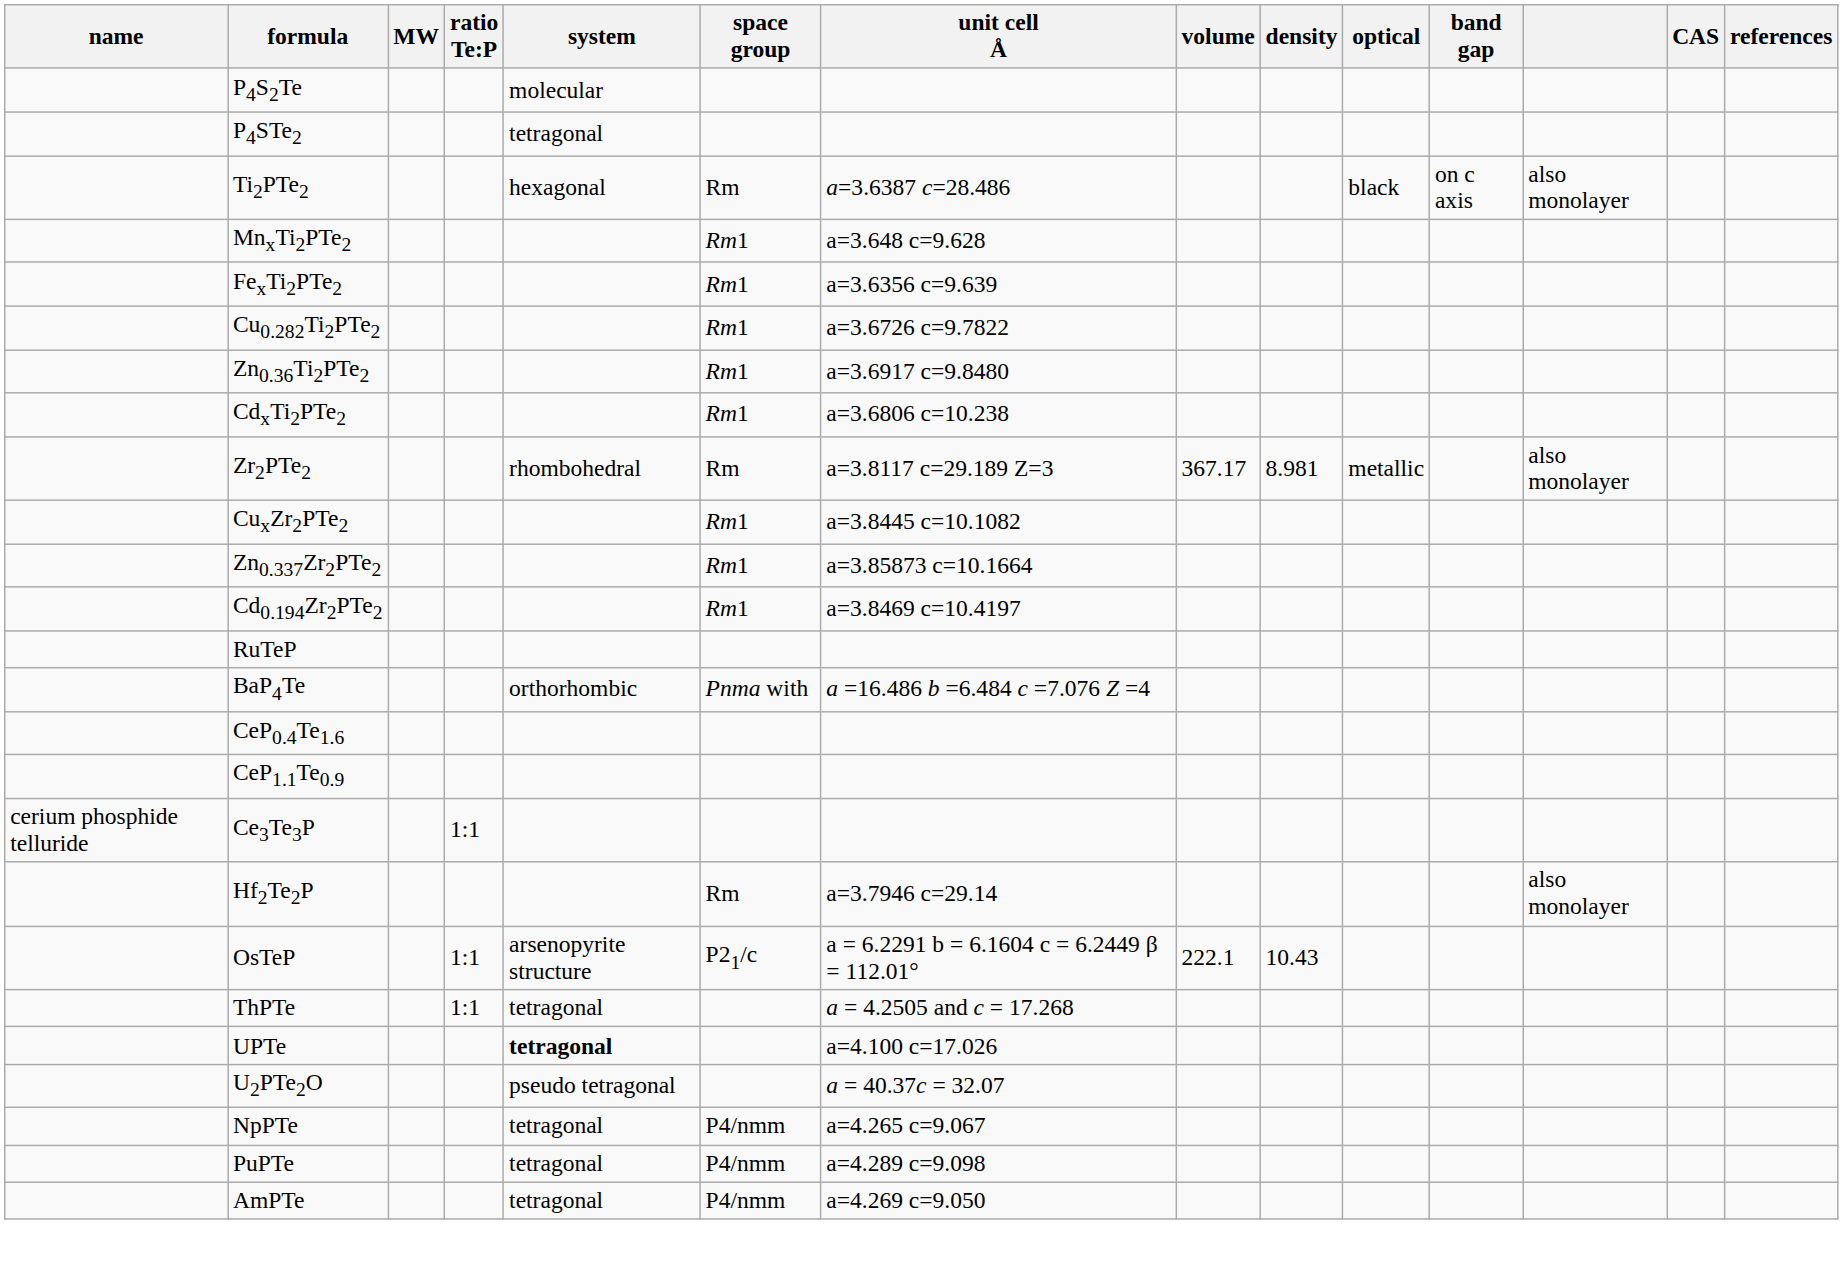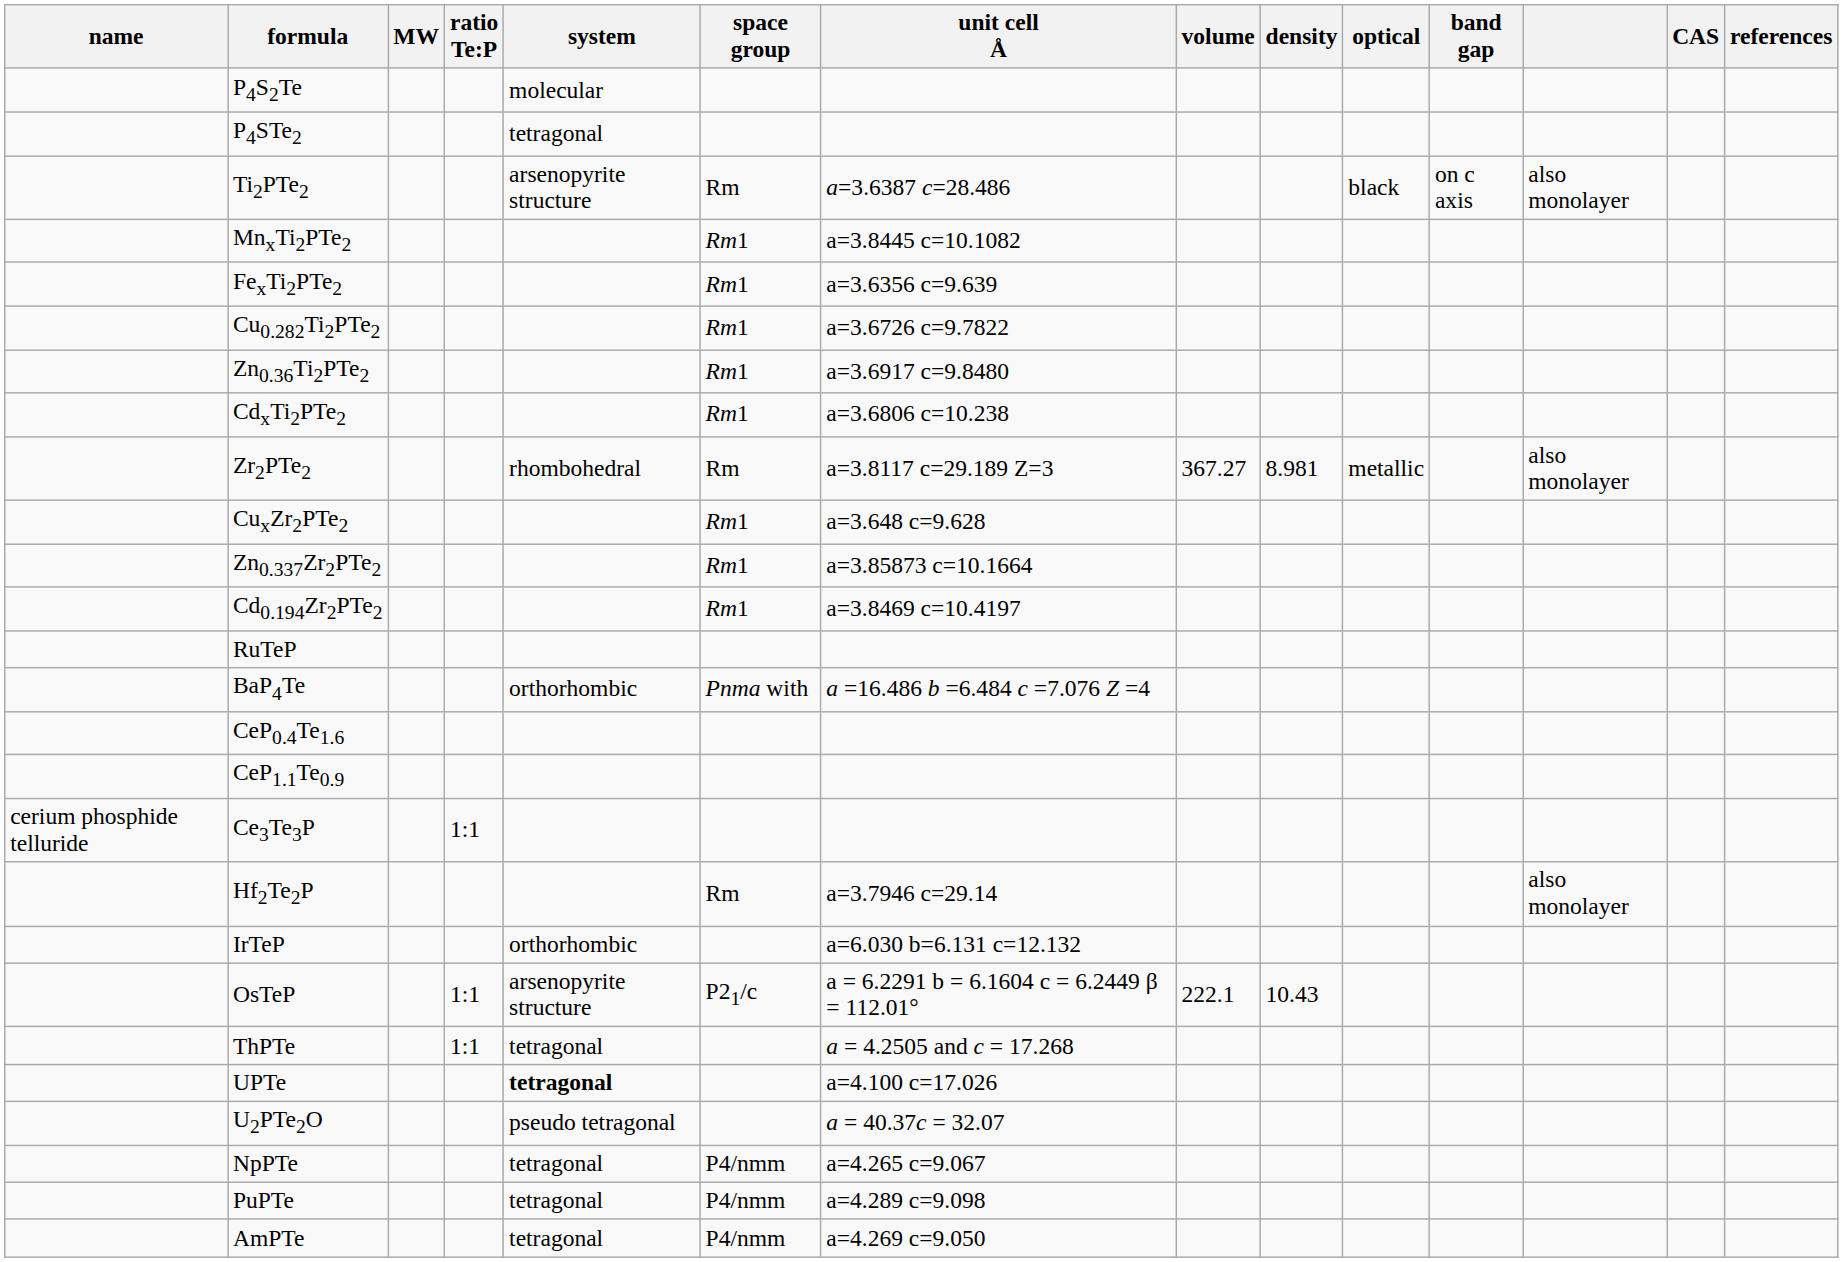(557, 187) hexagonal -> (567, 187) arsenopyrite structure
(906, 240) a=3.648 c=9.628 -> (924, 240) a=3.8445 c=10.1082
(1214, 468) 367.17 -> (1214, 468) 367.27
(924, 521) a=3.8445 c=10.1082 -> (906, 521) a=3.648 c=9.628
+ row: (259, 944)
